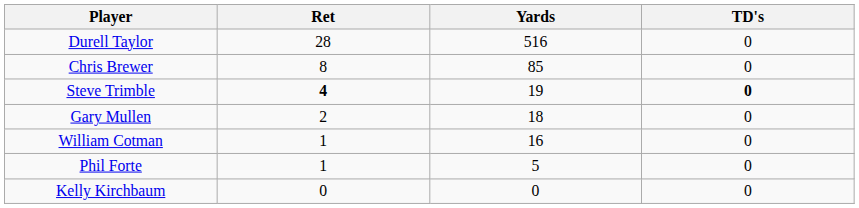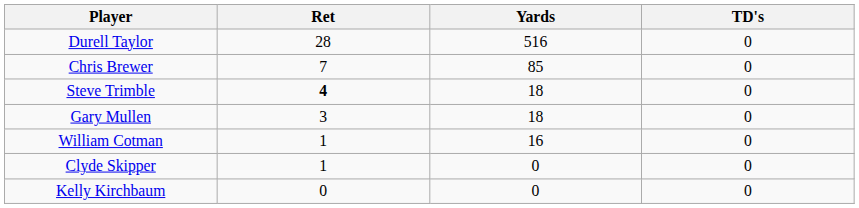(323, 66) 8 -> (323, 66) 7
(536, 91) 19 -> (536, 91) 18
(748, 91) bold -> (748, 91) normal
(323, 116) 2 -> (323, 116) 3
- row: (111, 166)
+ row: (111, 166)
